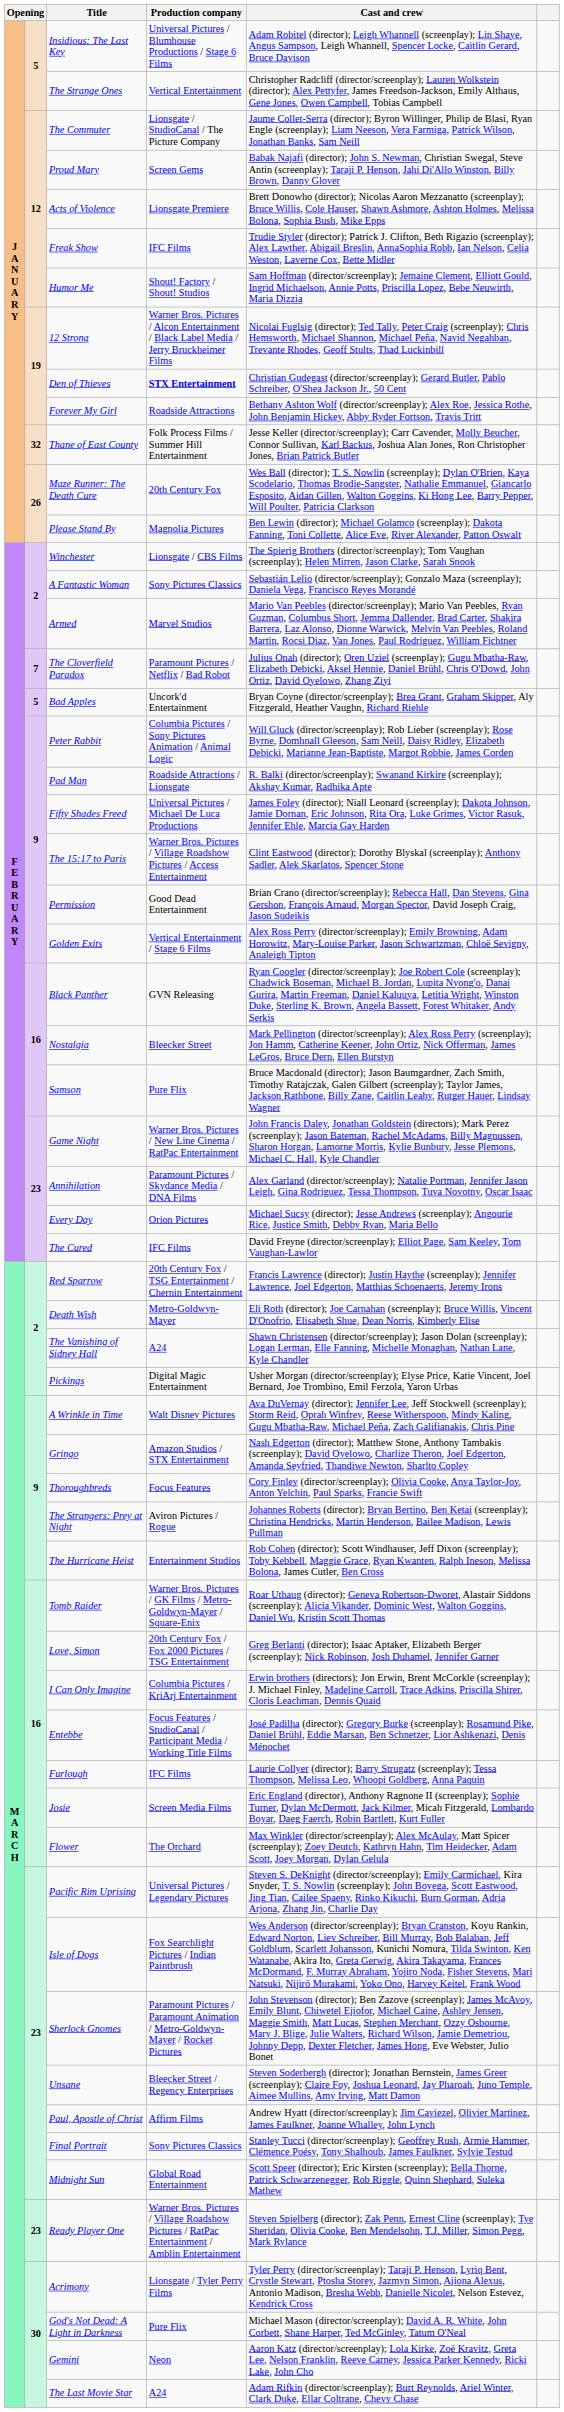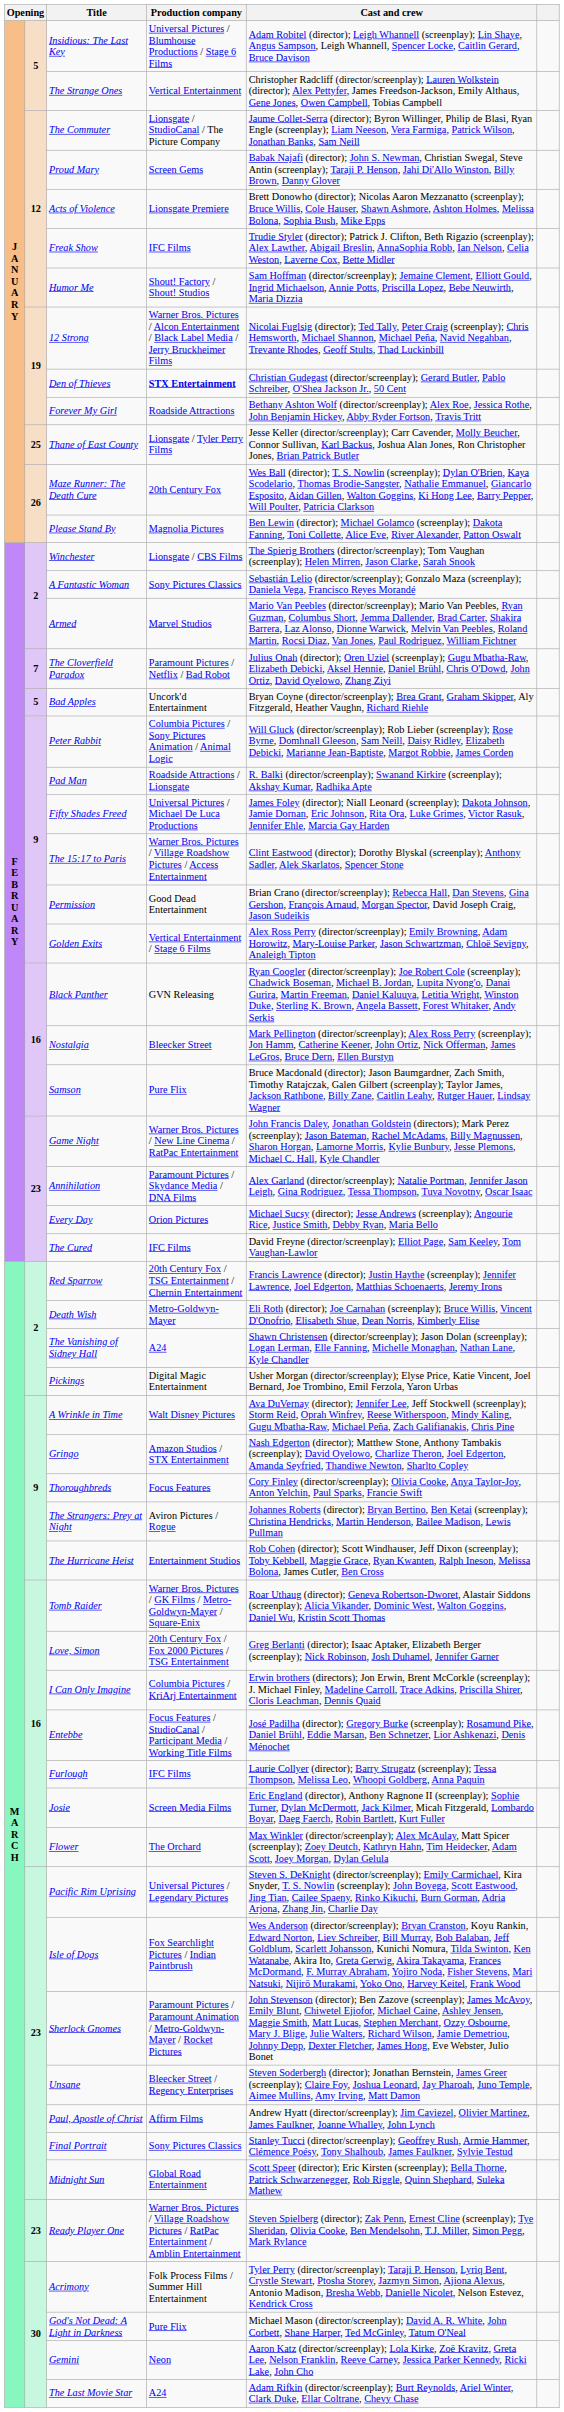(36, 444) 32 -> (36, 444) 25
(191, 444) Folk Process Films / Summer Hill Entertainment -> (196, 444) Lionsgate / Tyler Perry Films
(196, 2287) Lionsgate / Tyler Perry Films -> (191, 2287) Folk Process Films / Summer Hill Entertainment
